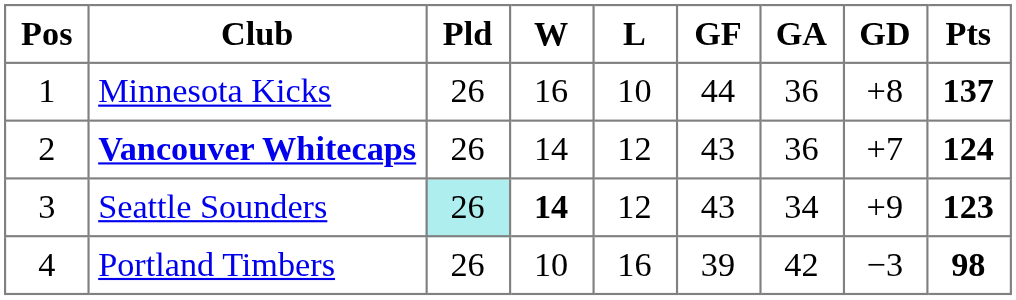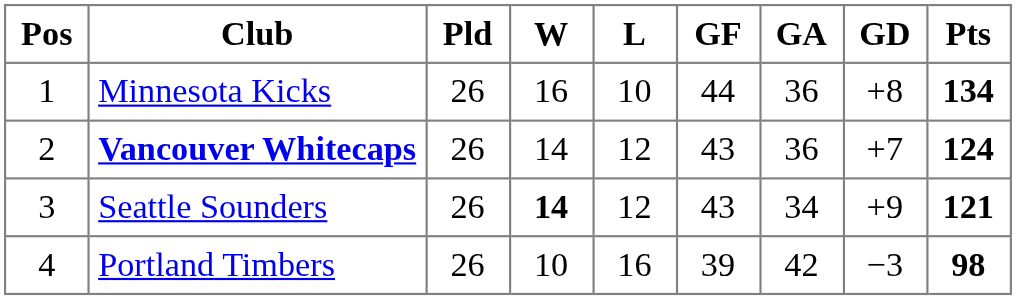(968, 91) 137 -> (968, 91) 134
(468, 206) paleturquoise background -> (468, 206) no background
(968, 206) 123 -> (968, 206) 121
